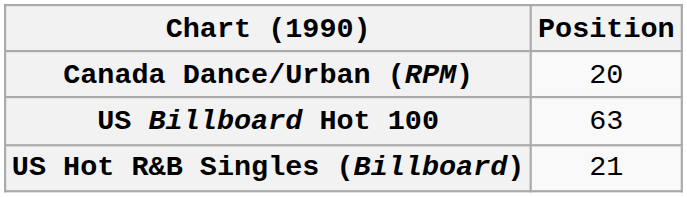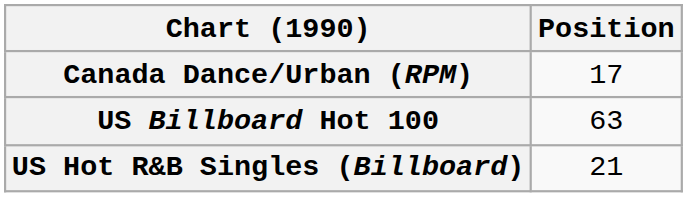(606, 75) 20 -> (606, 75) 17
